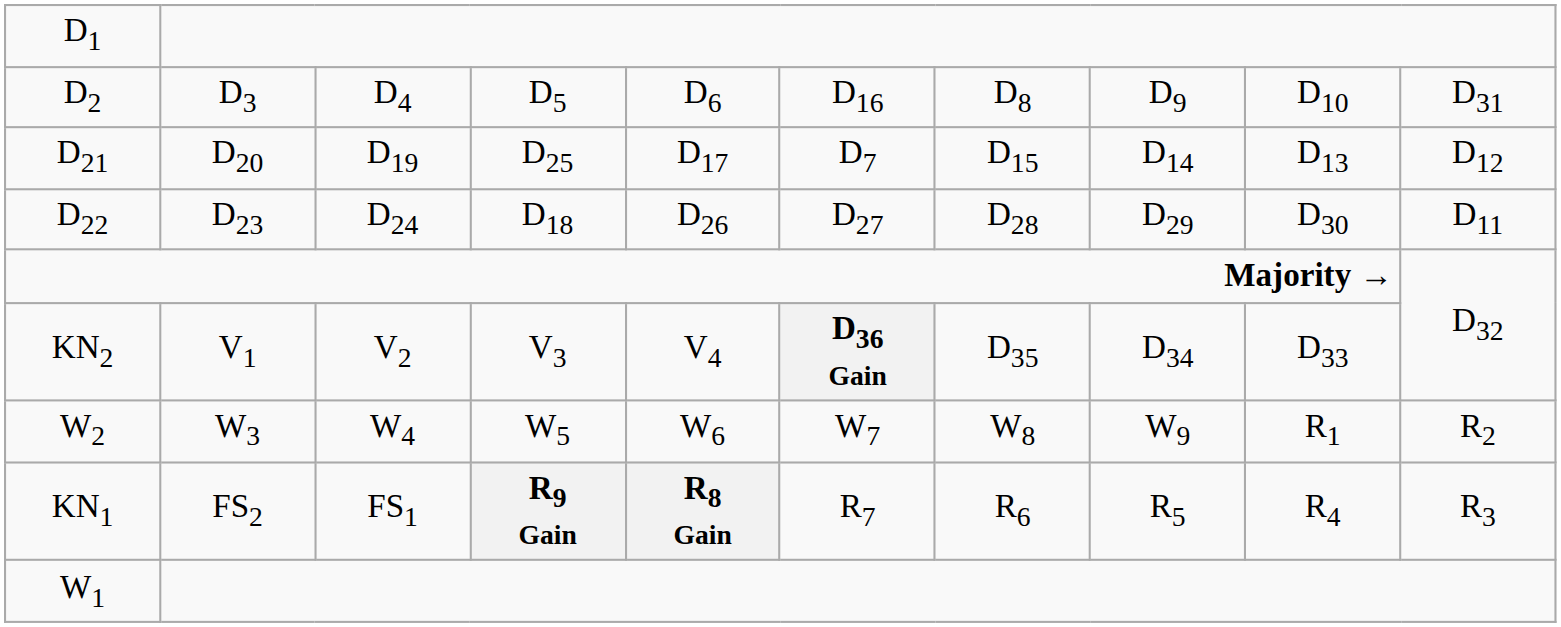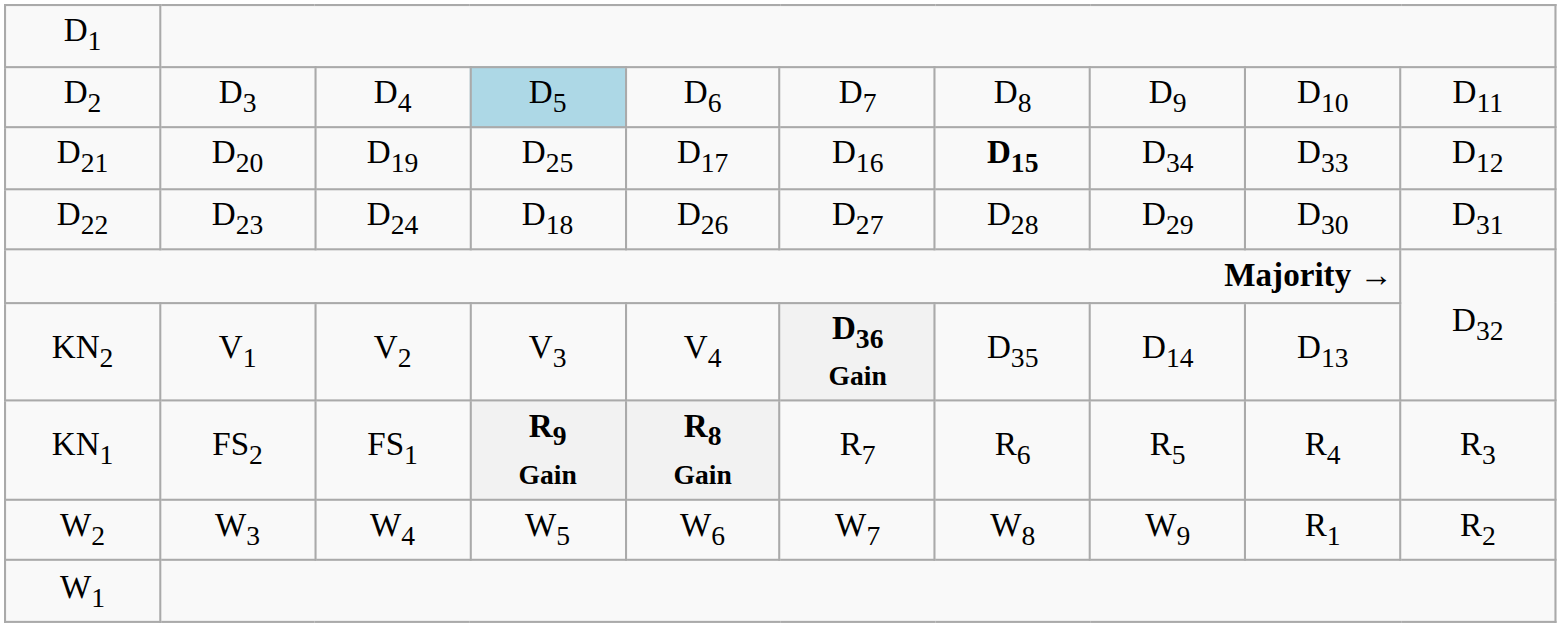(548, 96) no background -> (548, 96) lightblue background
(858, 96) D16 -> (858, 96) D7
(1478, 96) D31 -> (1478, 96) D11
(858, 157) D7 -> (858, 157) D16
(1013, 157) normal -> (1013, 157) bold
(1168, 157) D14 -> (1168, 157) D34
(1323, 157) D13 -> (1323, 157) D33
(1478, 218) D11 -> (1478, 218) D31
(1168, 351) D34 -> (1168, 351) D14
(1323, 351) D33 -> (1323, 351) D13
rows swapped: (83, 510) <-> (83, 430)
